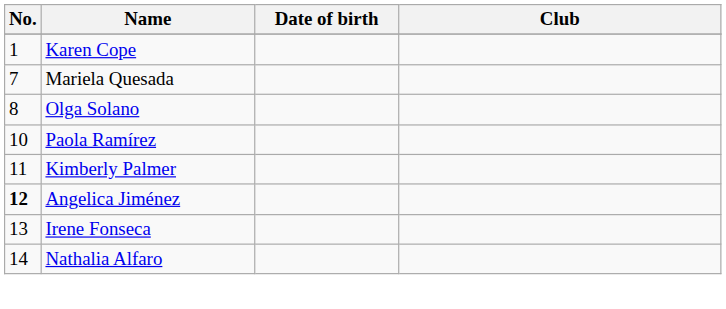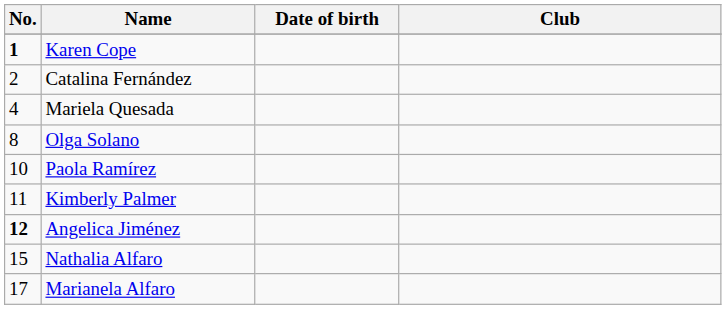(14, 49) normal -> (14, 49) bold
+ row: (119, 79)
(14, 79) 7 -> (14, 109) 4
- row: (98, 229)
(18, 259) 14 -> (18, 259) 15
+ row: (110, 288)
